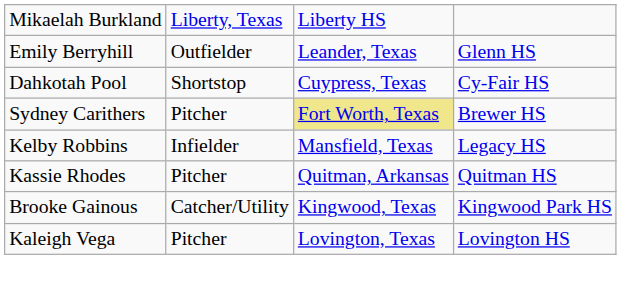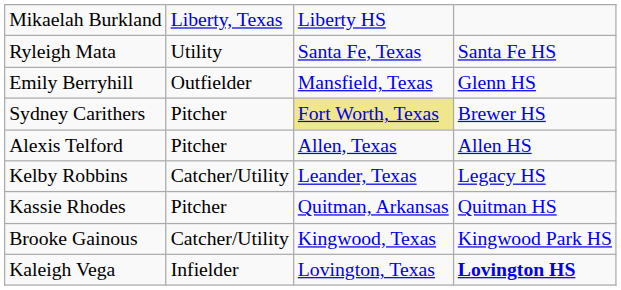+ row: (63, 51)
(357, 51) Leander, Texas -> (365, 82) Mansfield, Texas
- row: (68, 82)
+ row: (66, 144)
(205, 144) Infielder -> (230, 176) Catcher/Utility
(365, 144) Mansfield, Texas -> (357, 176) Leander, Texas
(199, 238) Pitcher -> (205, 269) Infielder
(514, 238) normal -> (517, 269) bold
